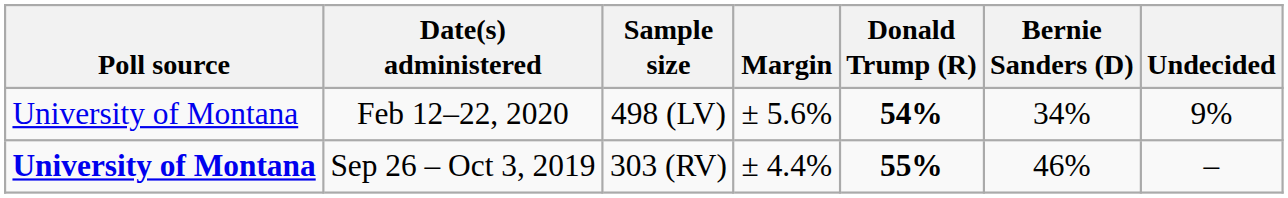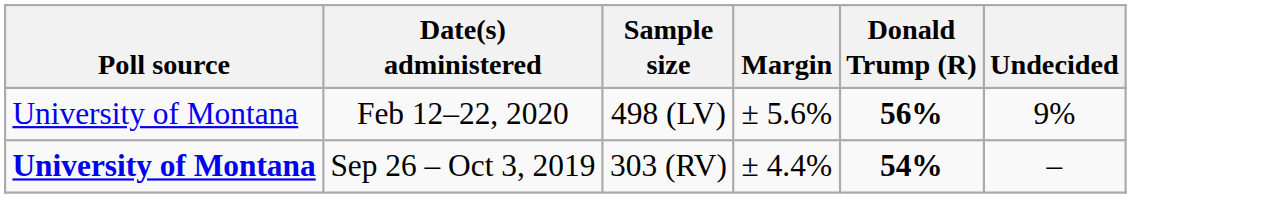- column: (1062, 46)
(911, 113) 54% -> (911, 113) 56%
(911, 165) 55% -> (911, 165) 54%
